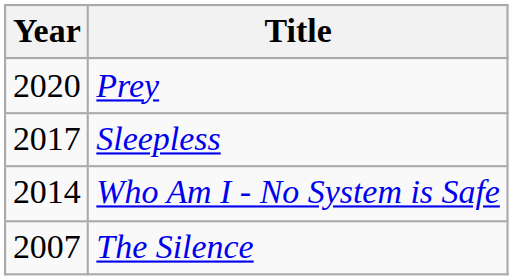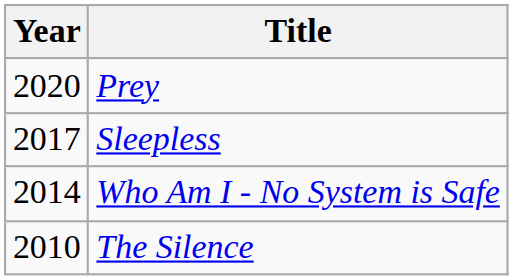(47, 246) 2007 -> (47, 246) 2010
